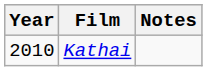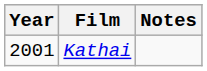(32, 51) 2010 -> (32, 51) 2001
